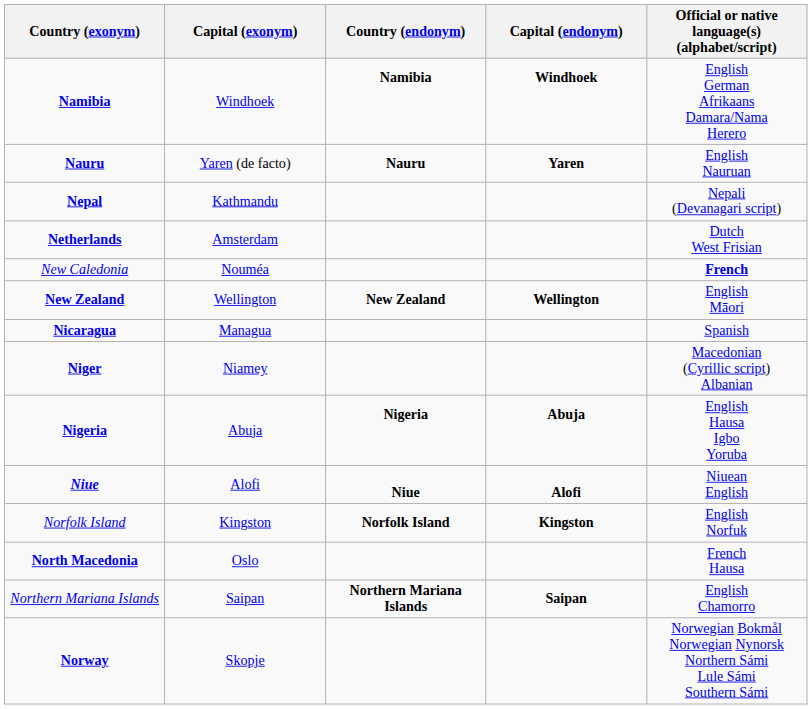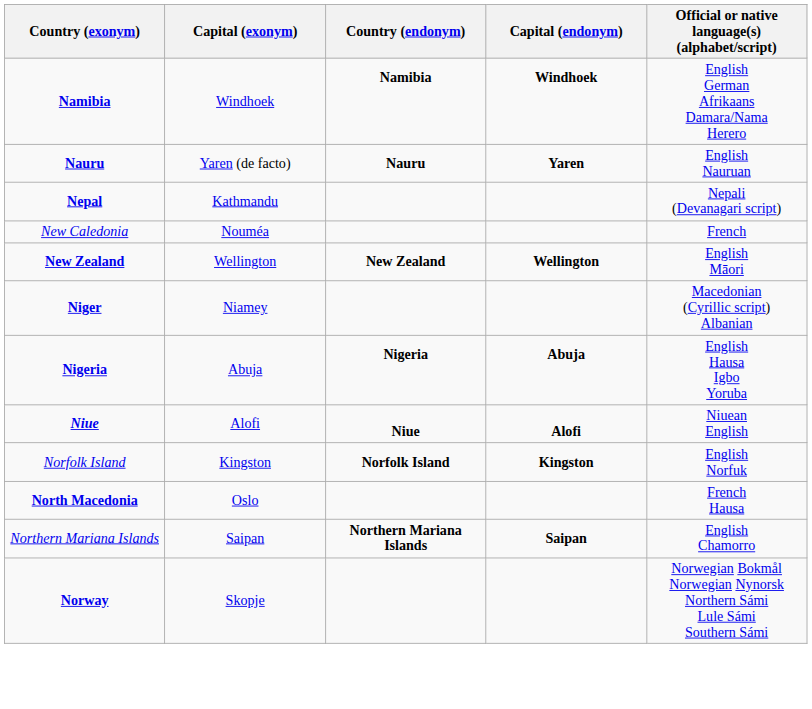- row: (85, 239)
(727, 269) bold -> (727, 231) normal
- row: (85, 330)
